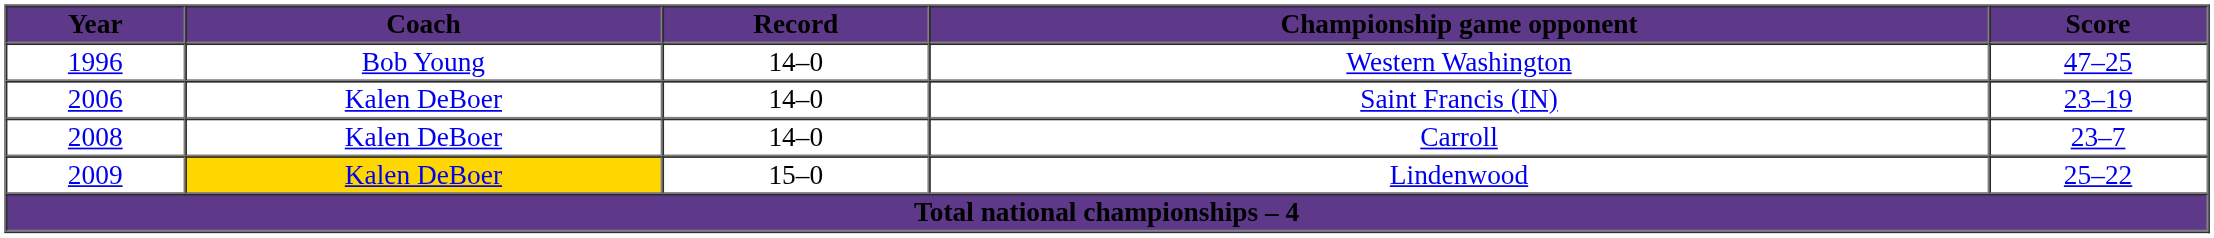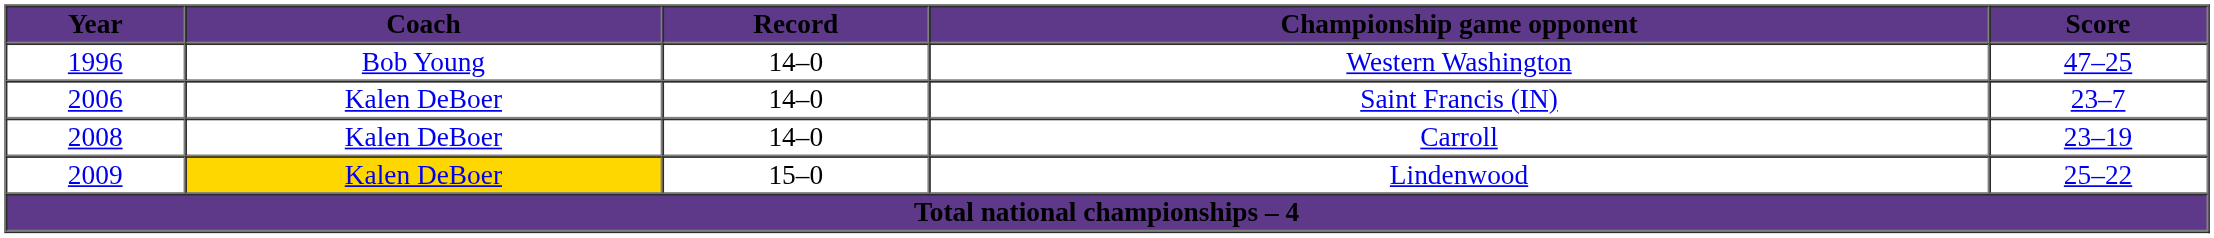(2098, 99) 23–19 -> (2098, 99) 23–7
(2098, 137) 23–7 -> (2098, 137) 23–19
